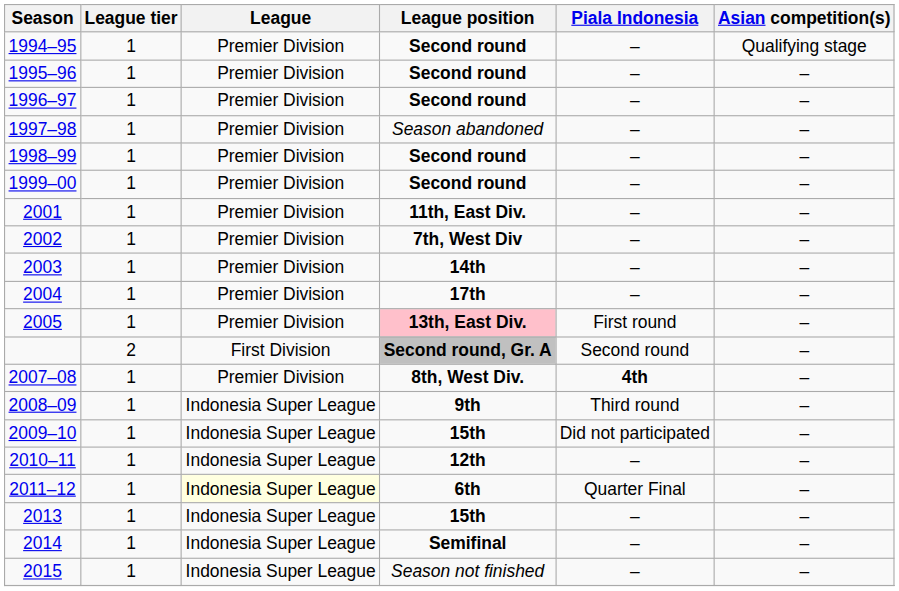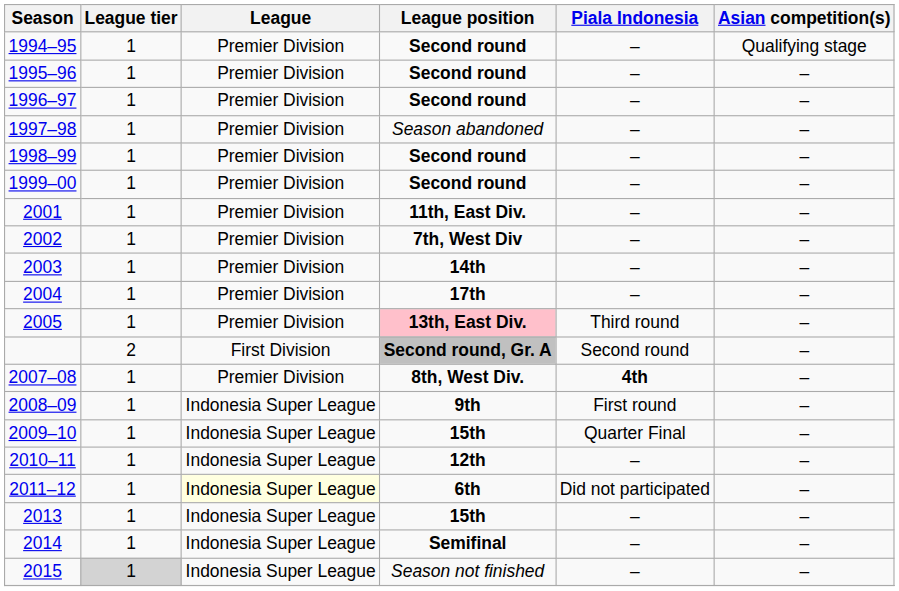(635, 322) First round -> (635, 322) Third round
(635, 405) Third round -> (635, 405) First round
(635, 433) Did not participated -> (635, 433) Quarter Final
(635, 488) Quarter Final -> (635, 488) Did not participated
(131, 571) no background -> (131, 571) lightgrey background
